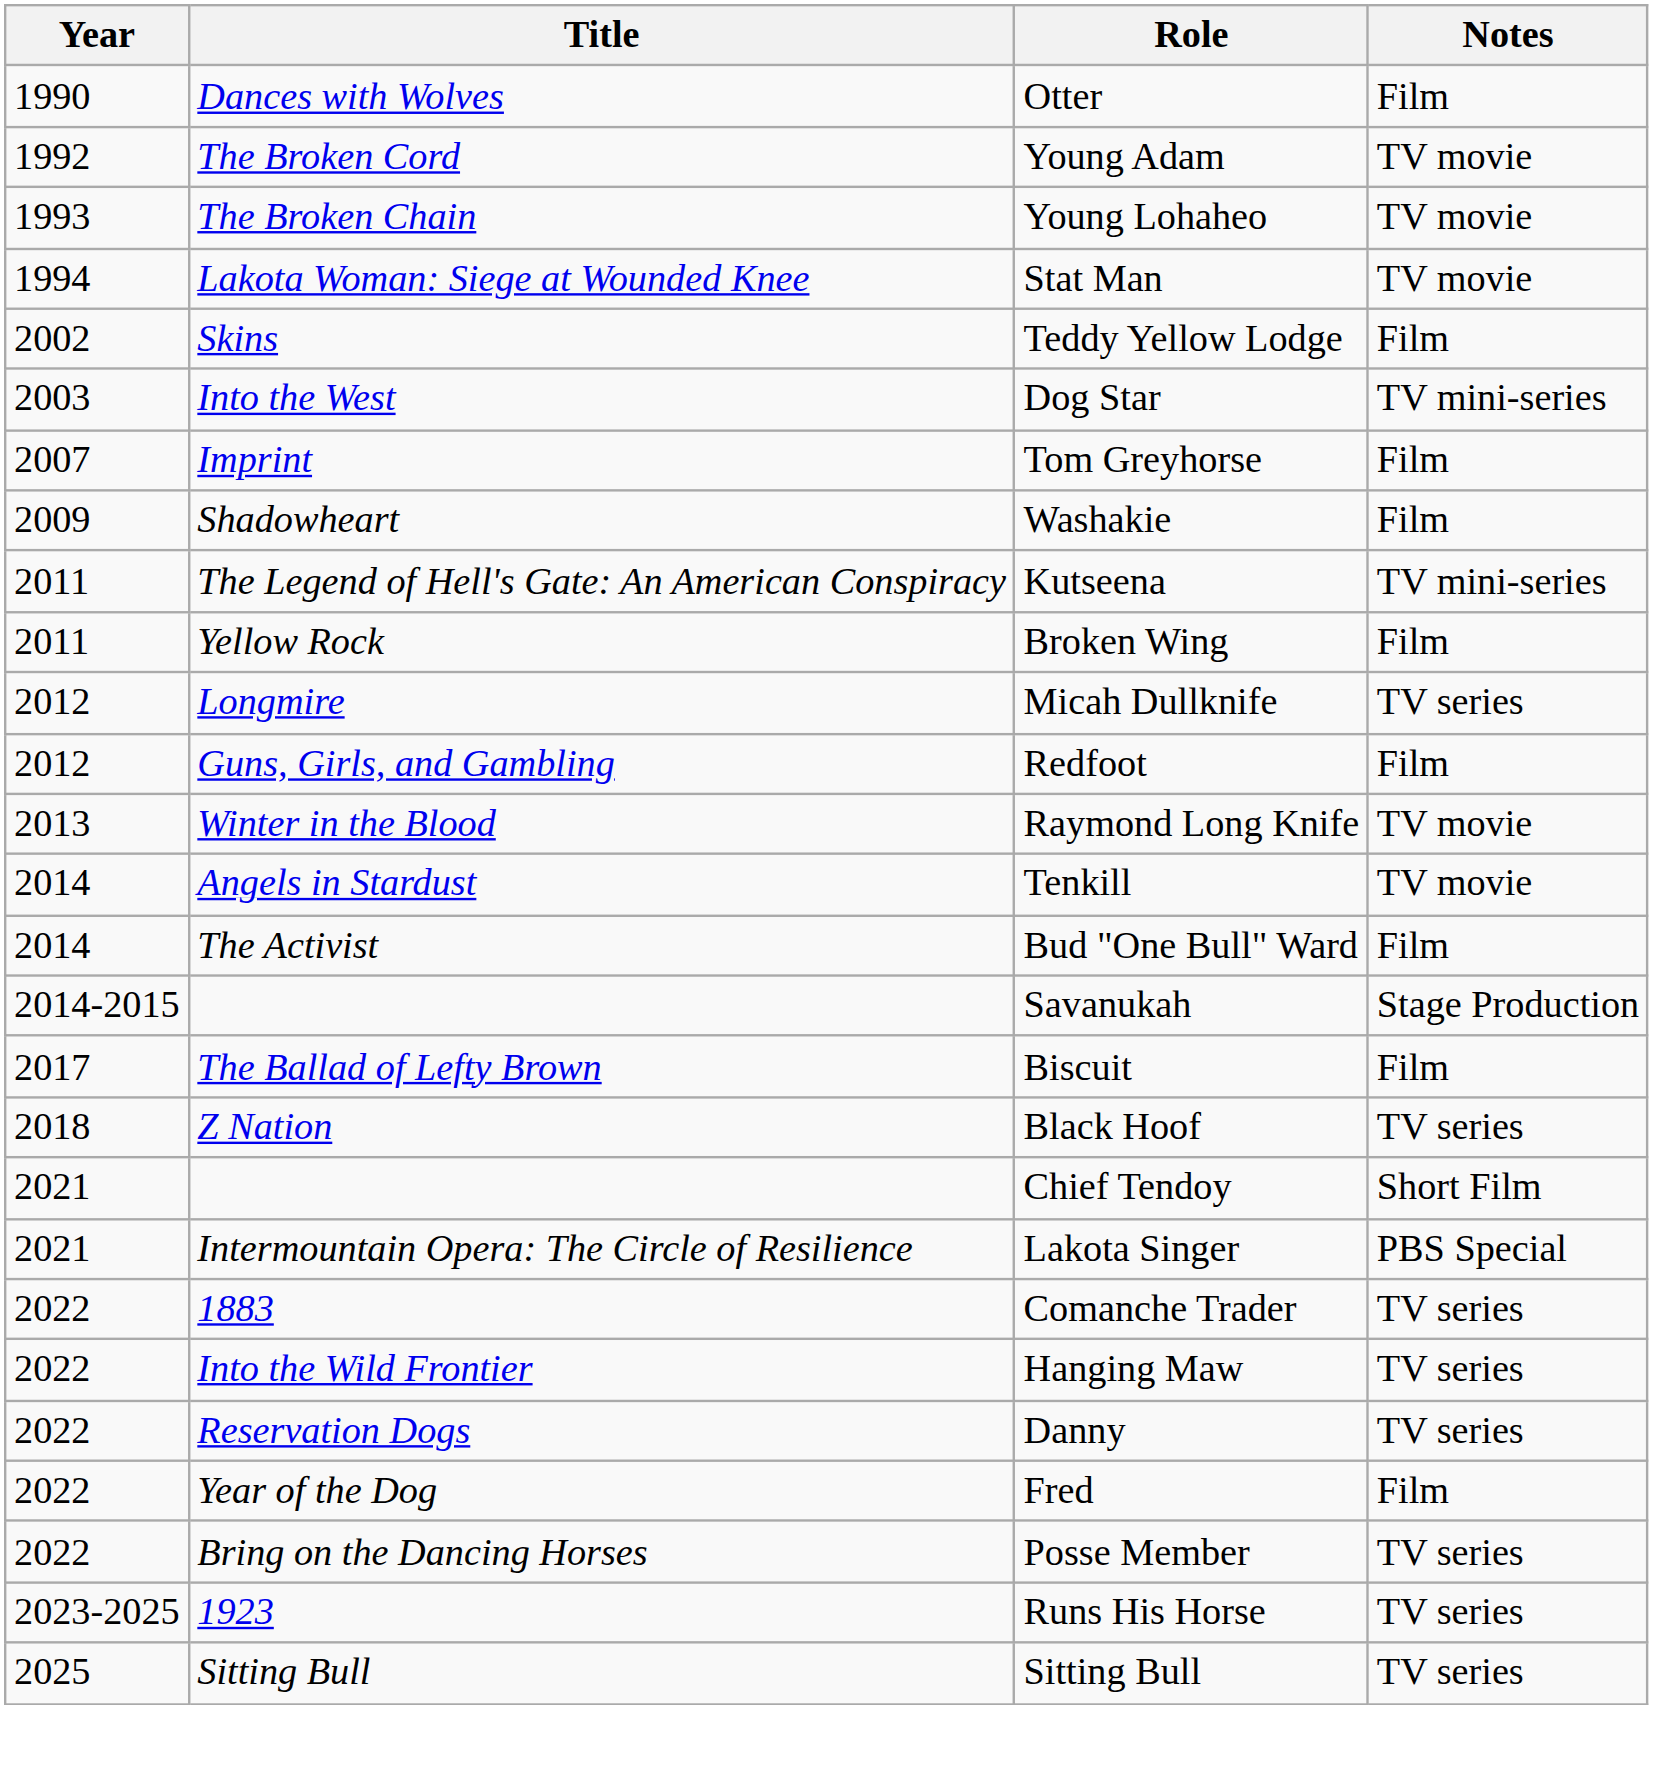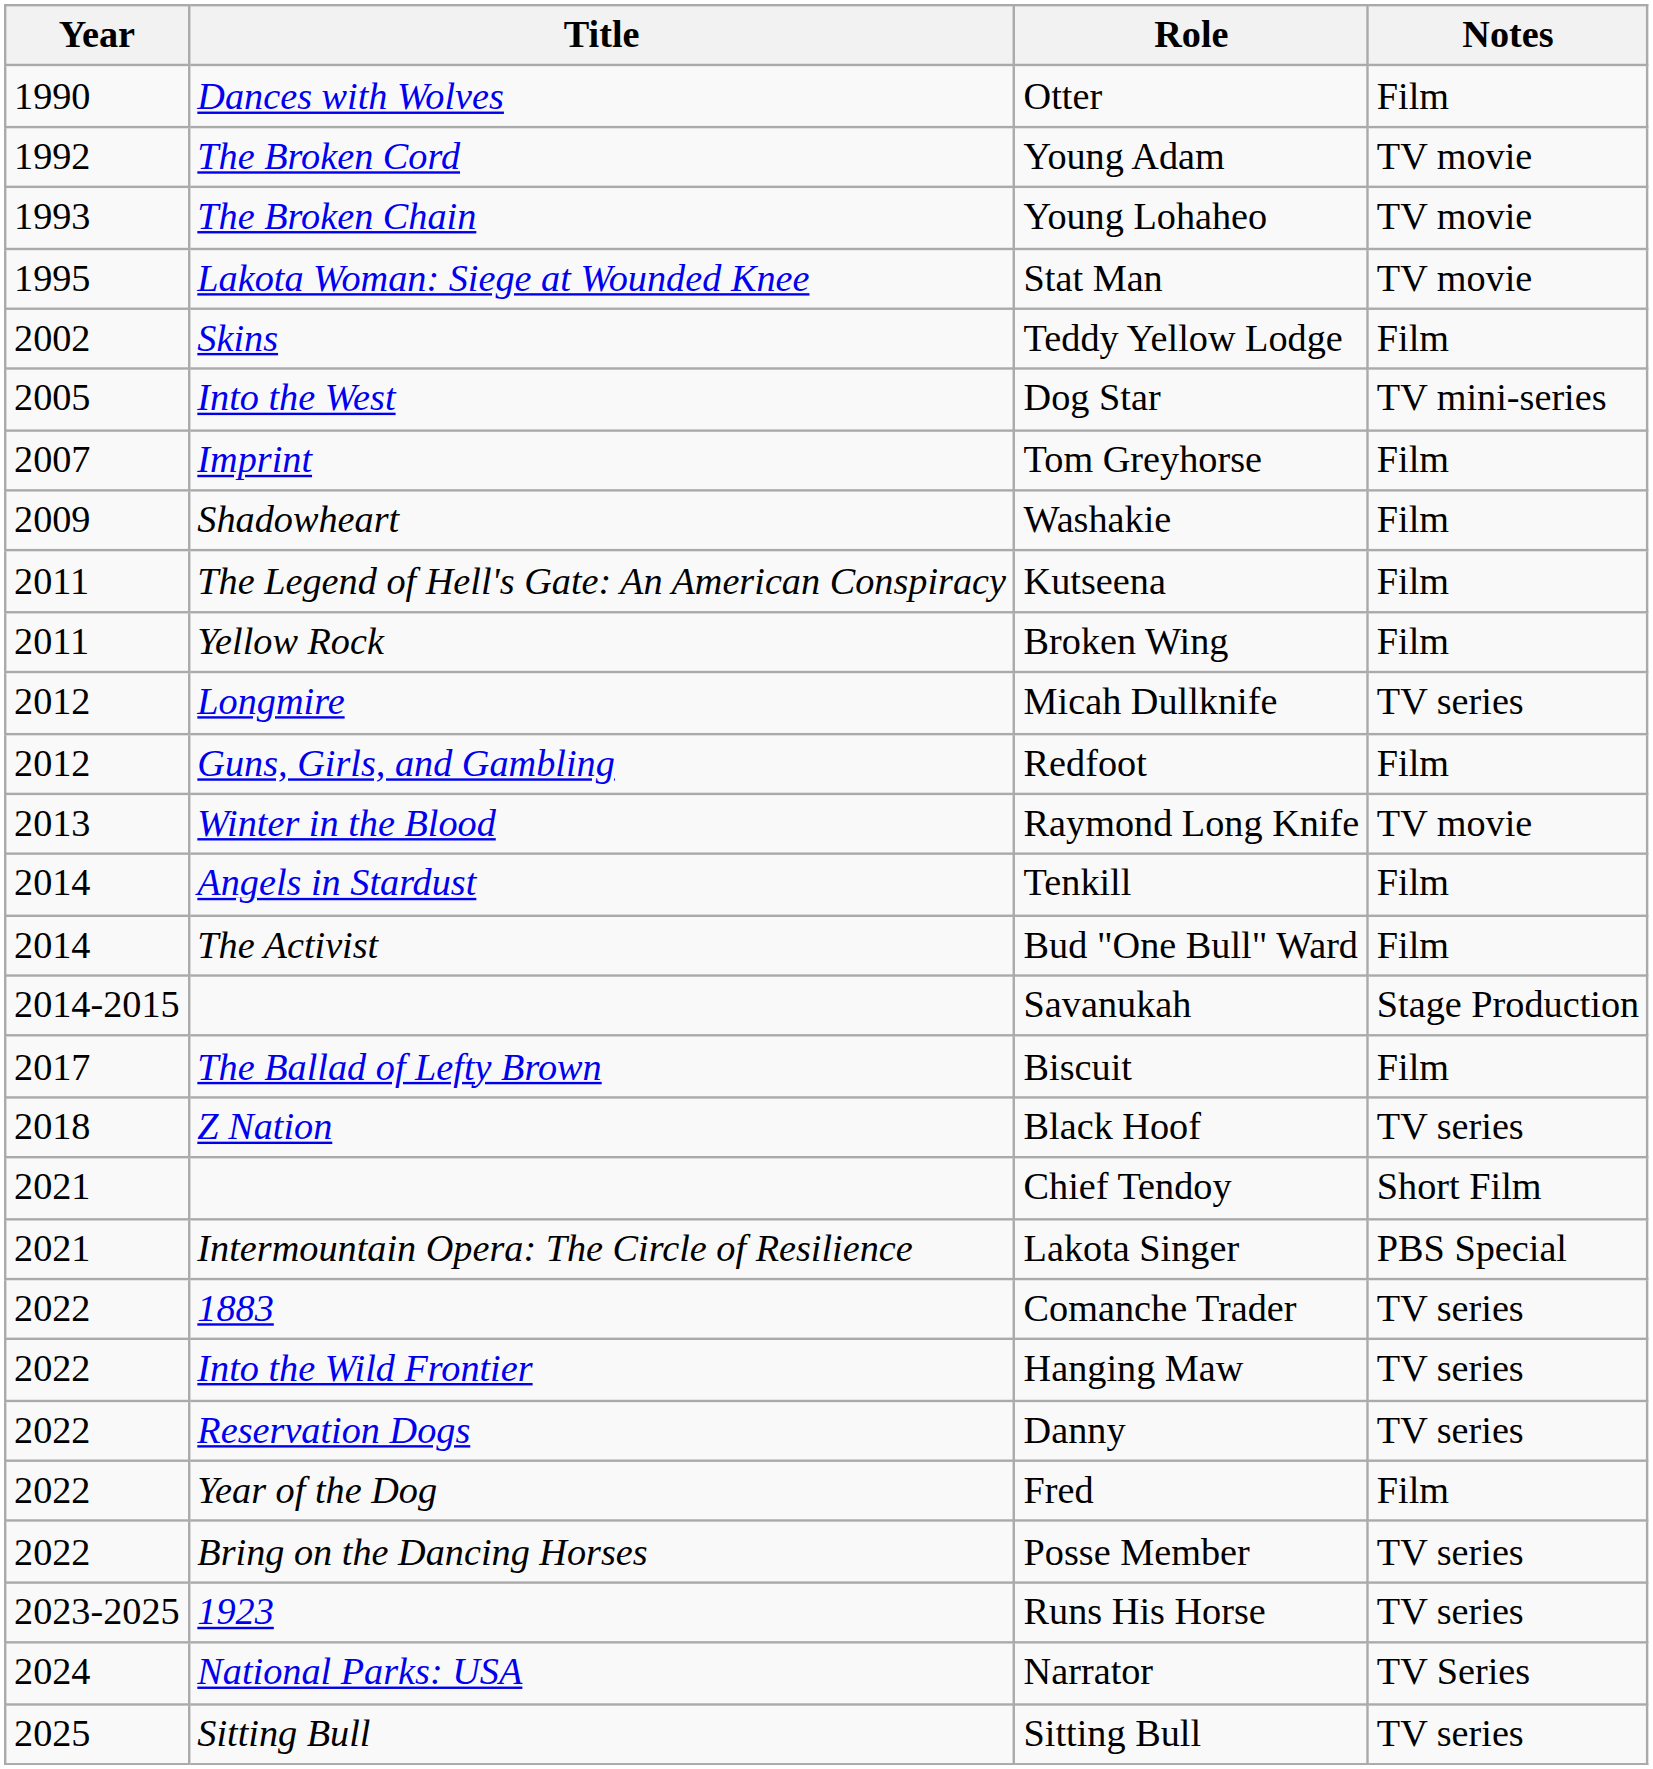(52, 277) 1994 -> (52, 277) 1995
(52, 398) 2003 -> (52, 398) 2005
(1492, 580) TV mini-series -> (1413, 580) Film
(1455, 883) TV movie -> (1413, 883) Film
+ row: (1088, 1672)
